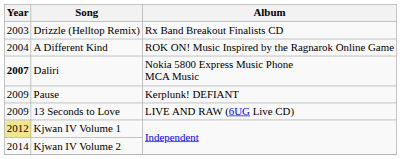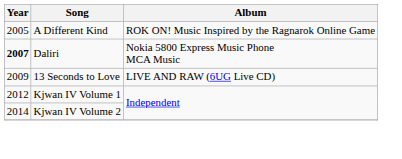- row: (87, 30)
(18, 47) 2004 -> (18, 30) 2005
- row: (46, 94)
(18, 128) khaki background -> (18, 94) no background
